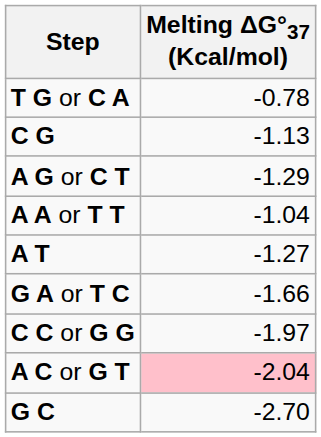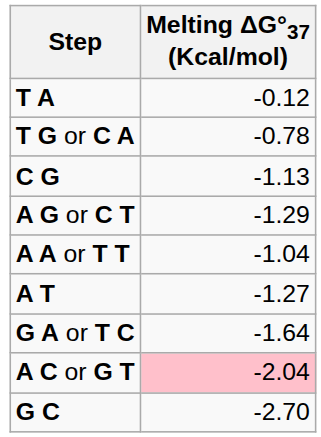+ row: (35, 97)
(282, 293) -1.66 -> (282, 333) -1.64
- row: (73, 333)
